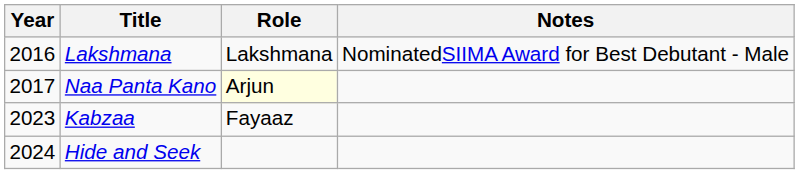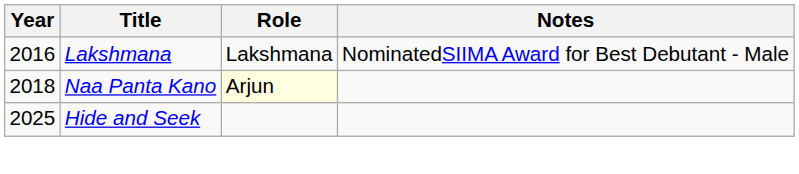(32, 86) 2017 -> (32, 86) 2018
- row: (100, 119)
(32, 151) 2024 -> (32, 119) 2025
